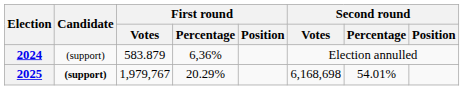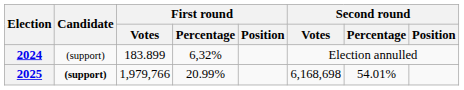(145, 54) 583.879 -> (145, 54) 183.899
(205, 54) 6,36% -> (205, 54) 6,32%
(145, 74) 1,979,767 -> (145, 74) 1,979,766
(205, 74) 20.29% -> (205, 74) 20.99%
